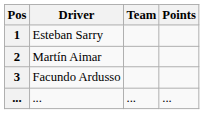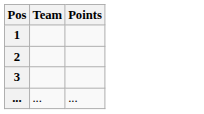- column: (76, 14)
